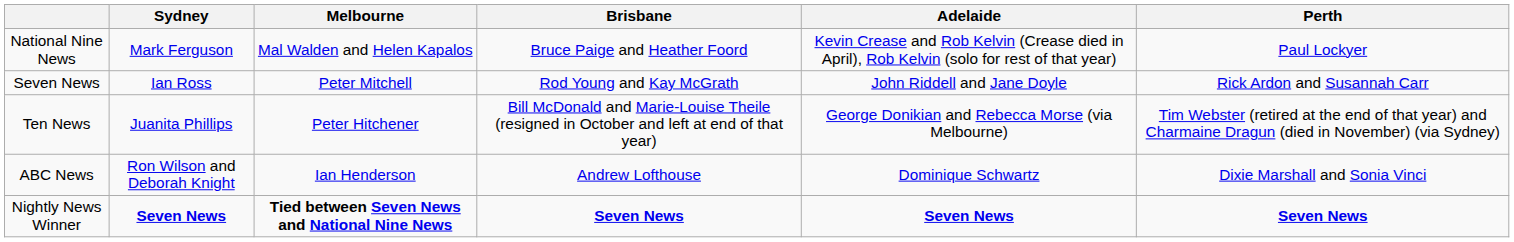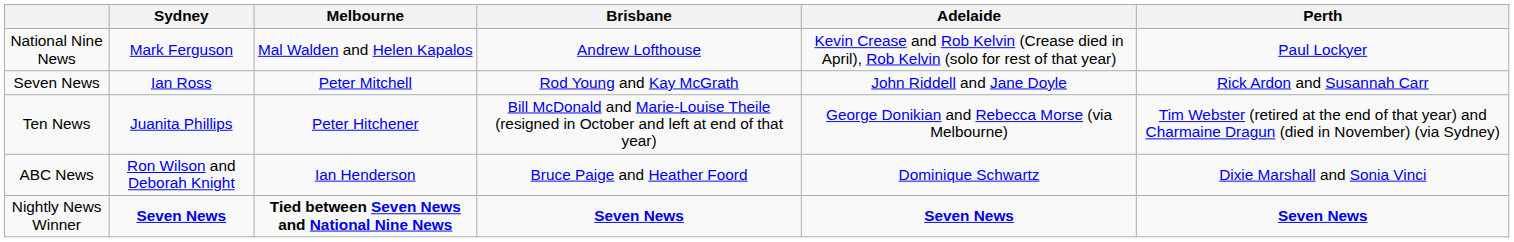(639, 49) Bruce Paige and Heather Foord -> (639, 49) Andrew Lofthouse
(639, 174) Andrew Lofthouse -> (639, 174) Bruce Paige and Heather Foord
